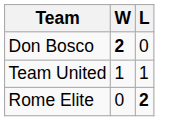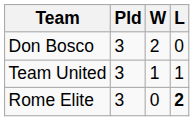+ column: (128, 18)
(119, 45) bold -> (155, 45) normal
